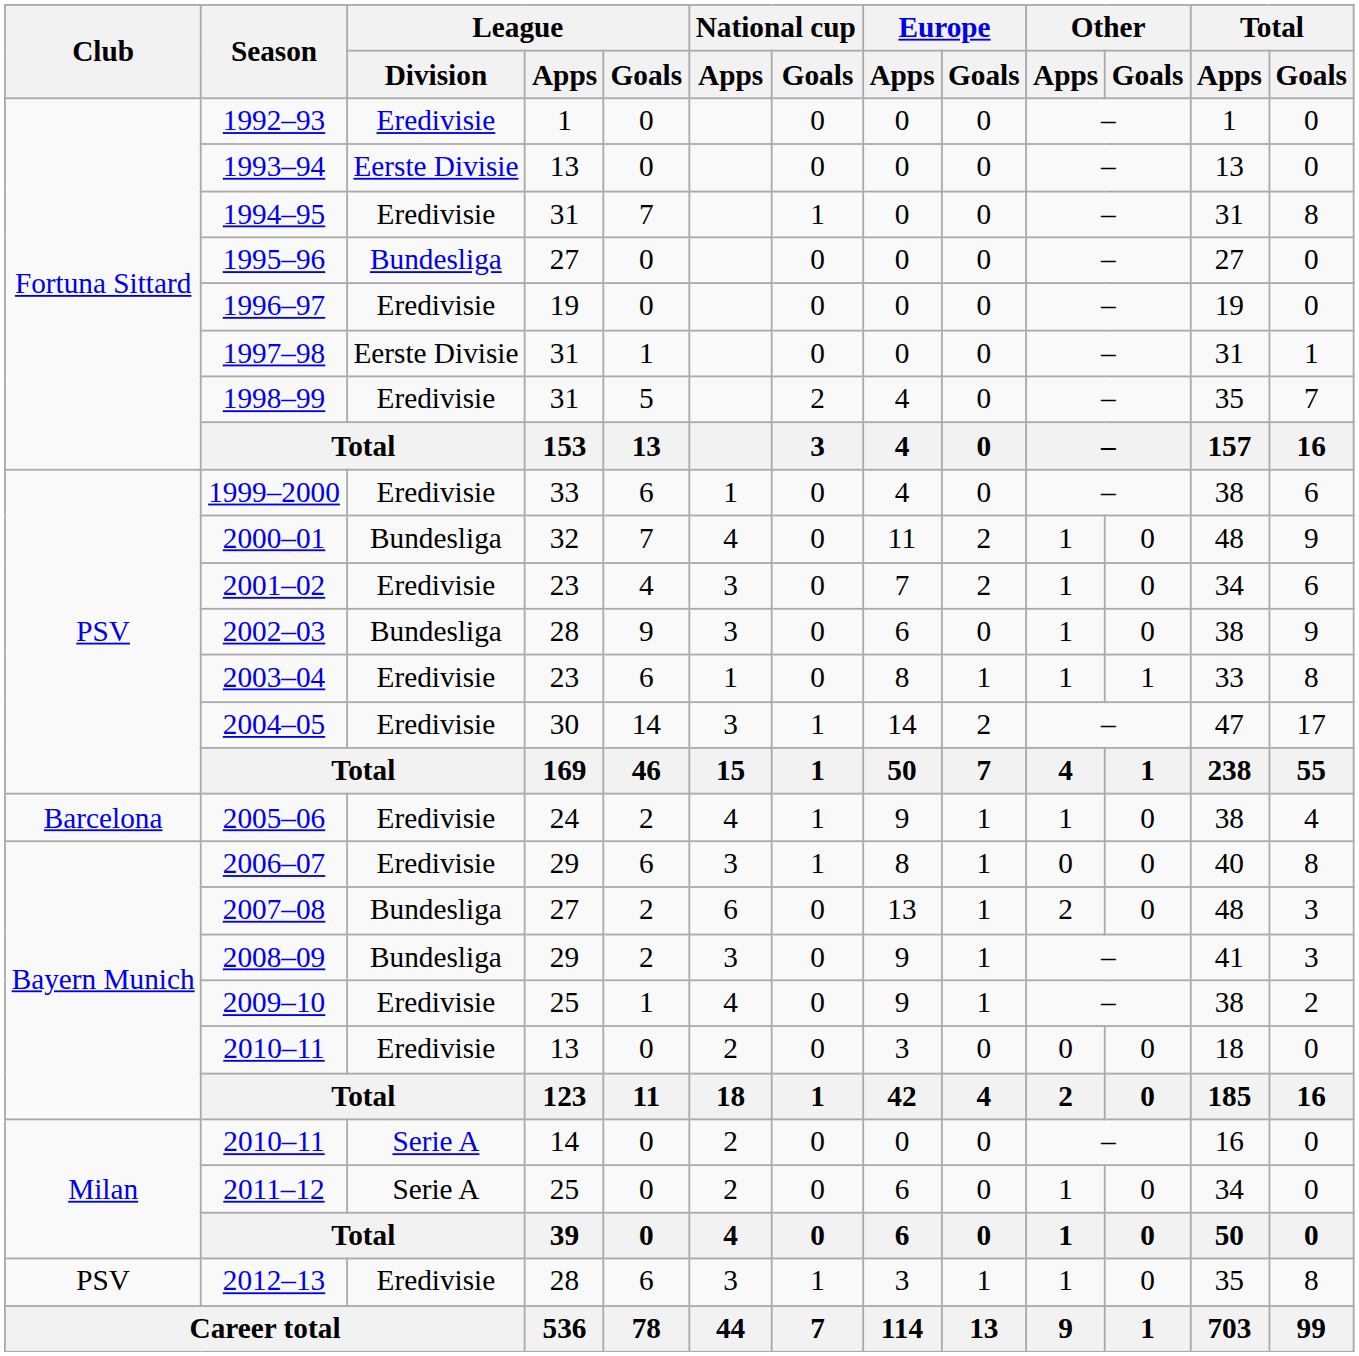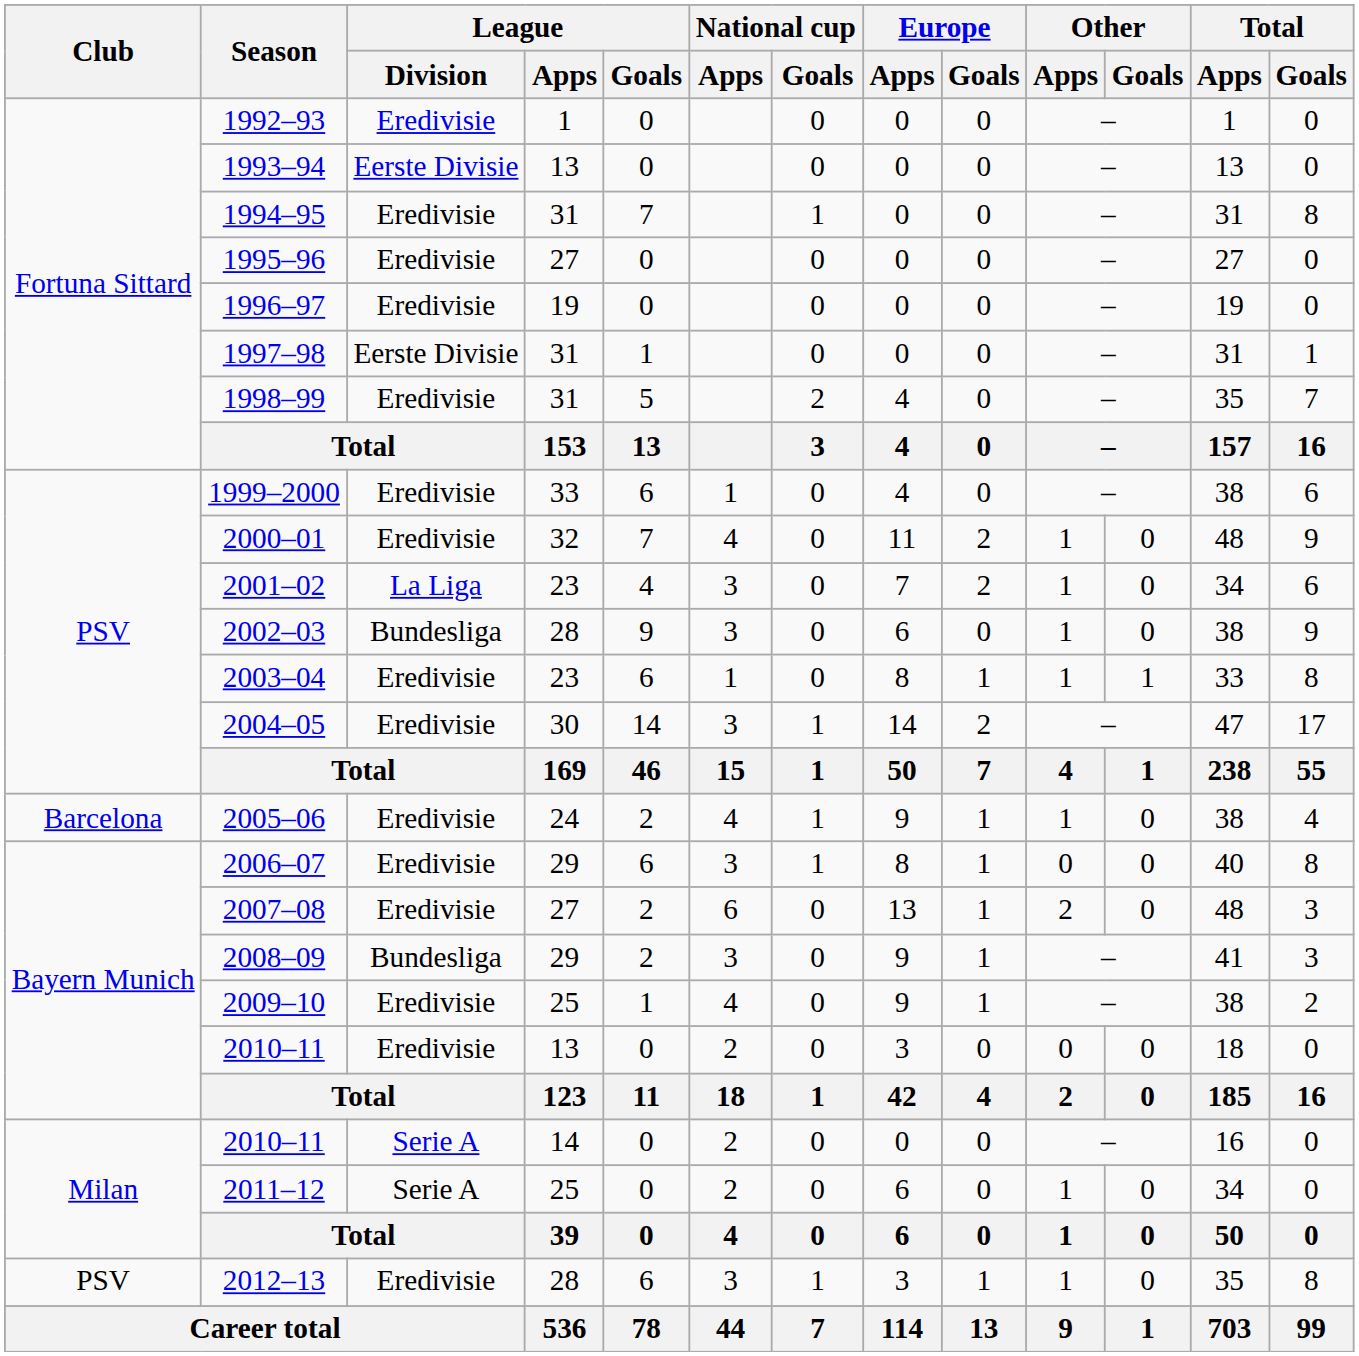(436, 259) Bundesliga -> (436, 259) Eredivisie
(436, 538) Bundesliga -> (436, 538) Eredivisie
(436, 584) Eredivisie -> (436, 584) La Liga
(436, 910) Bundesliga -> (436, 910) Eredivisie
